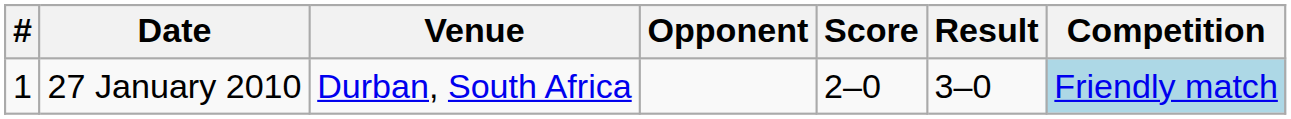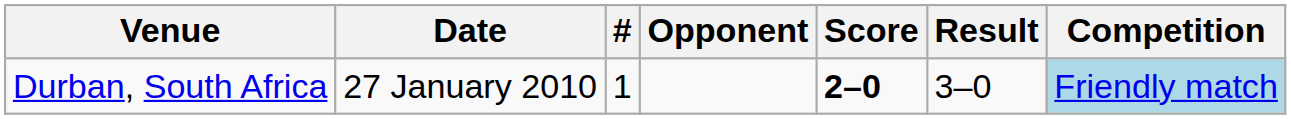columns swapped: (22, 31) <-> (474, 31)
(852, 85) normal -> (852, 85) bold
